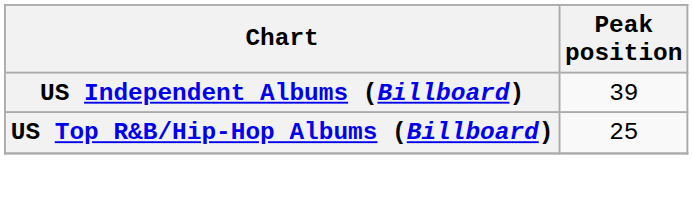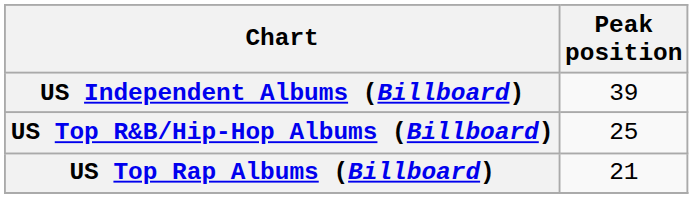+ row: (282, 173)
